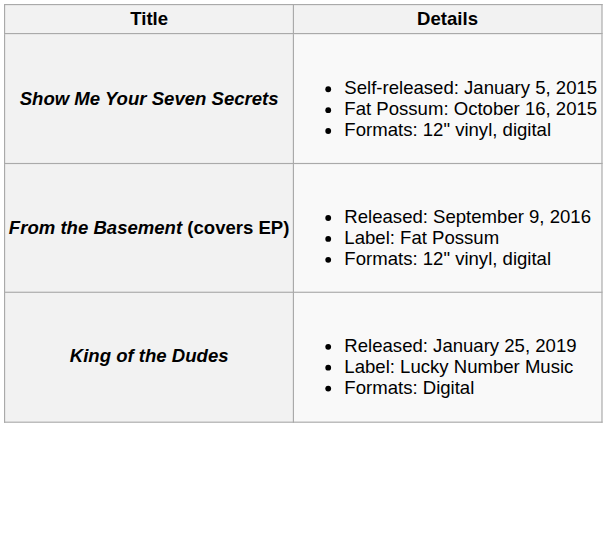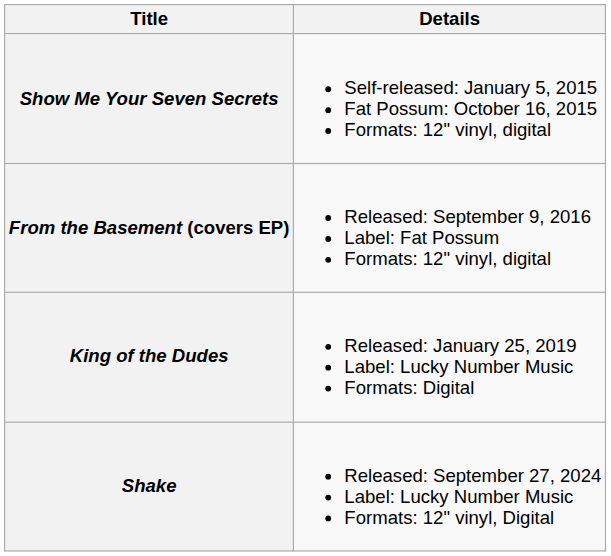+ row: (149, 486)
